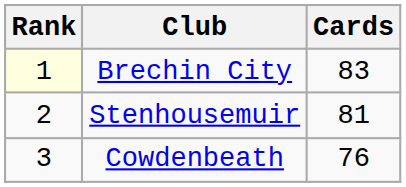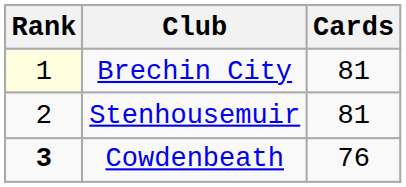(354, 71) 83 -> (354, 71) 81
(44, 159) normal -> (44, 159) bold
